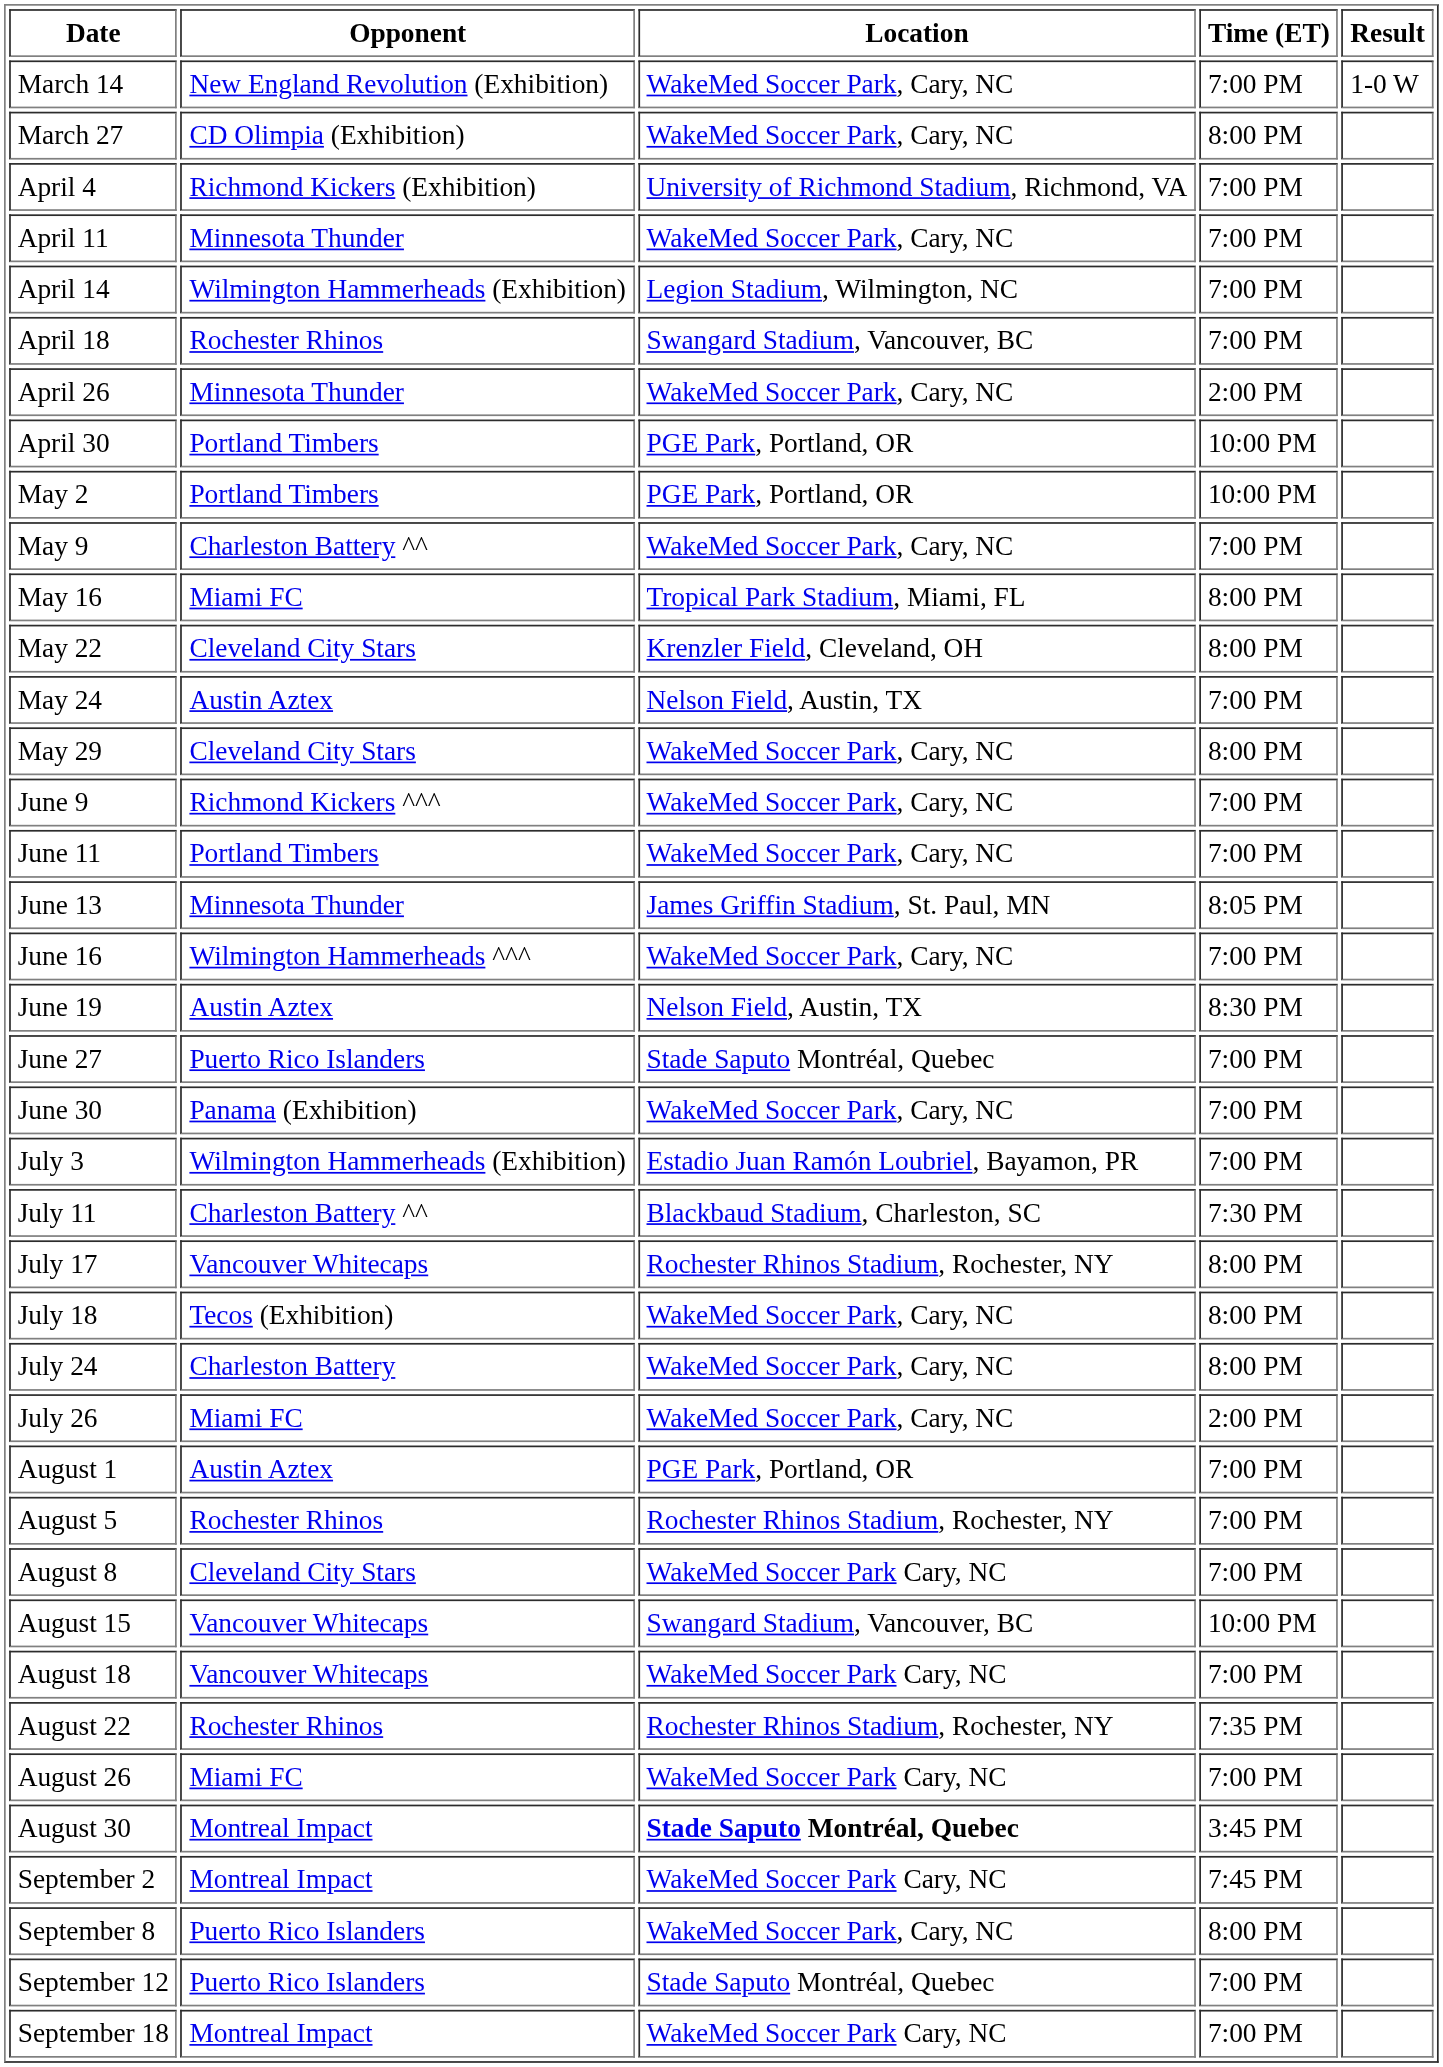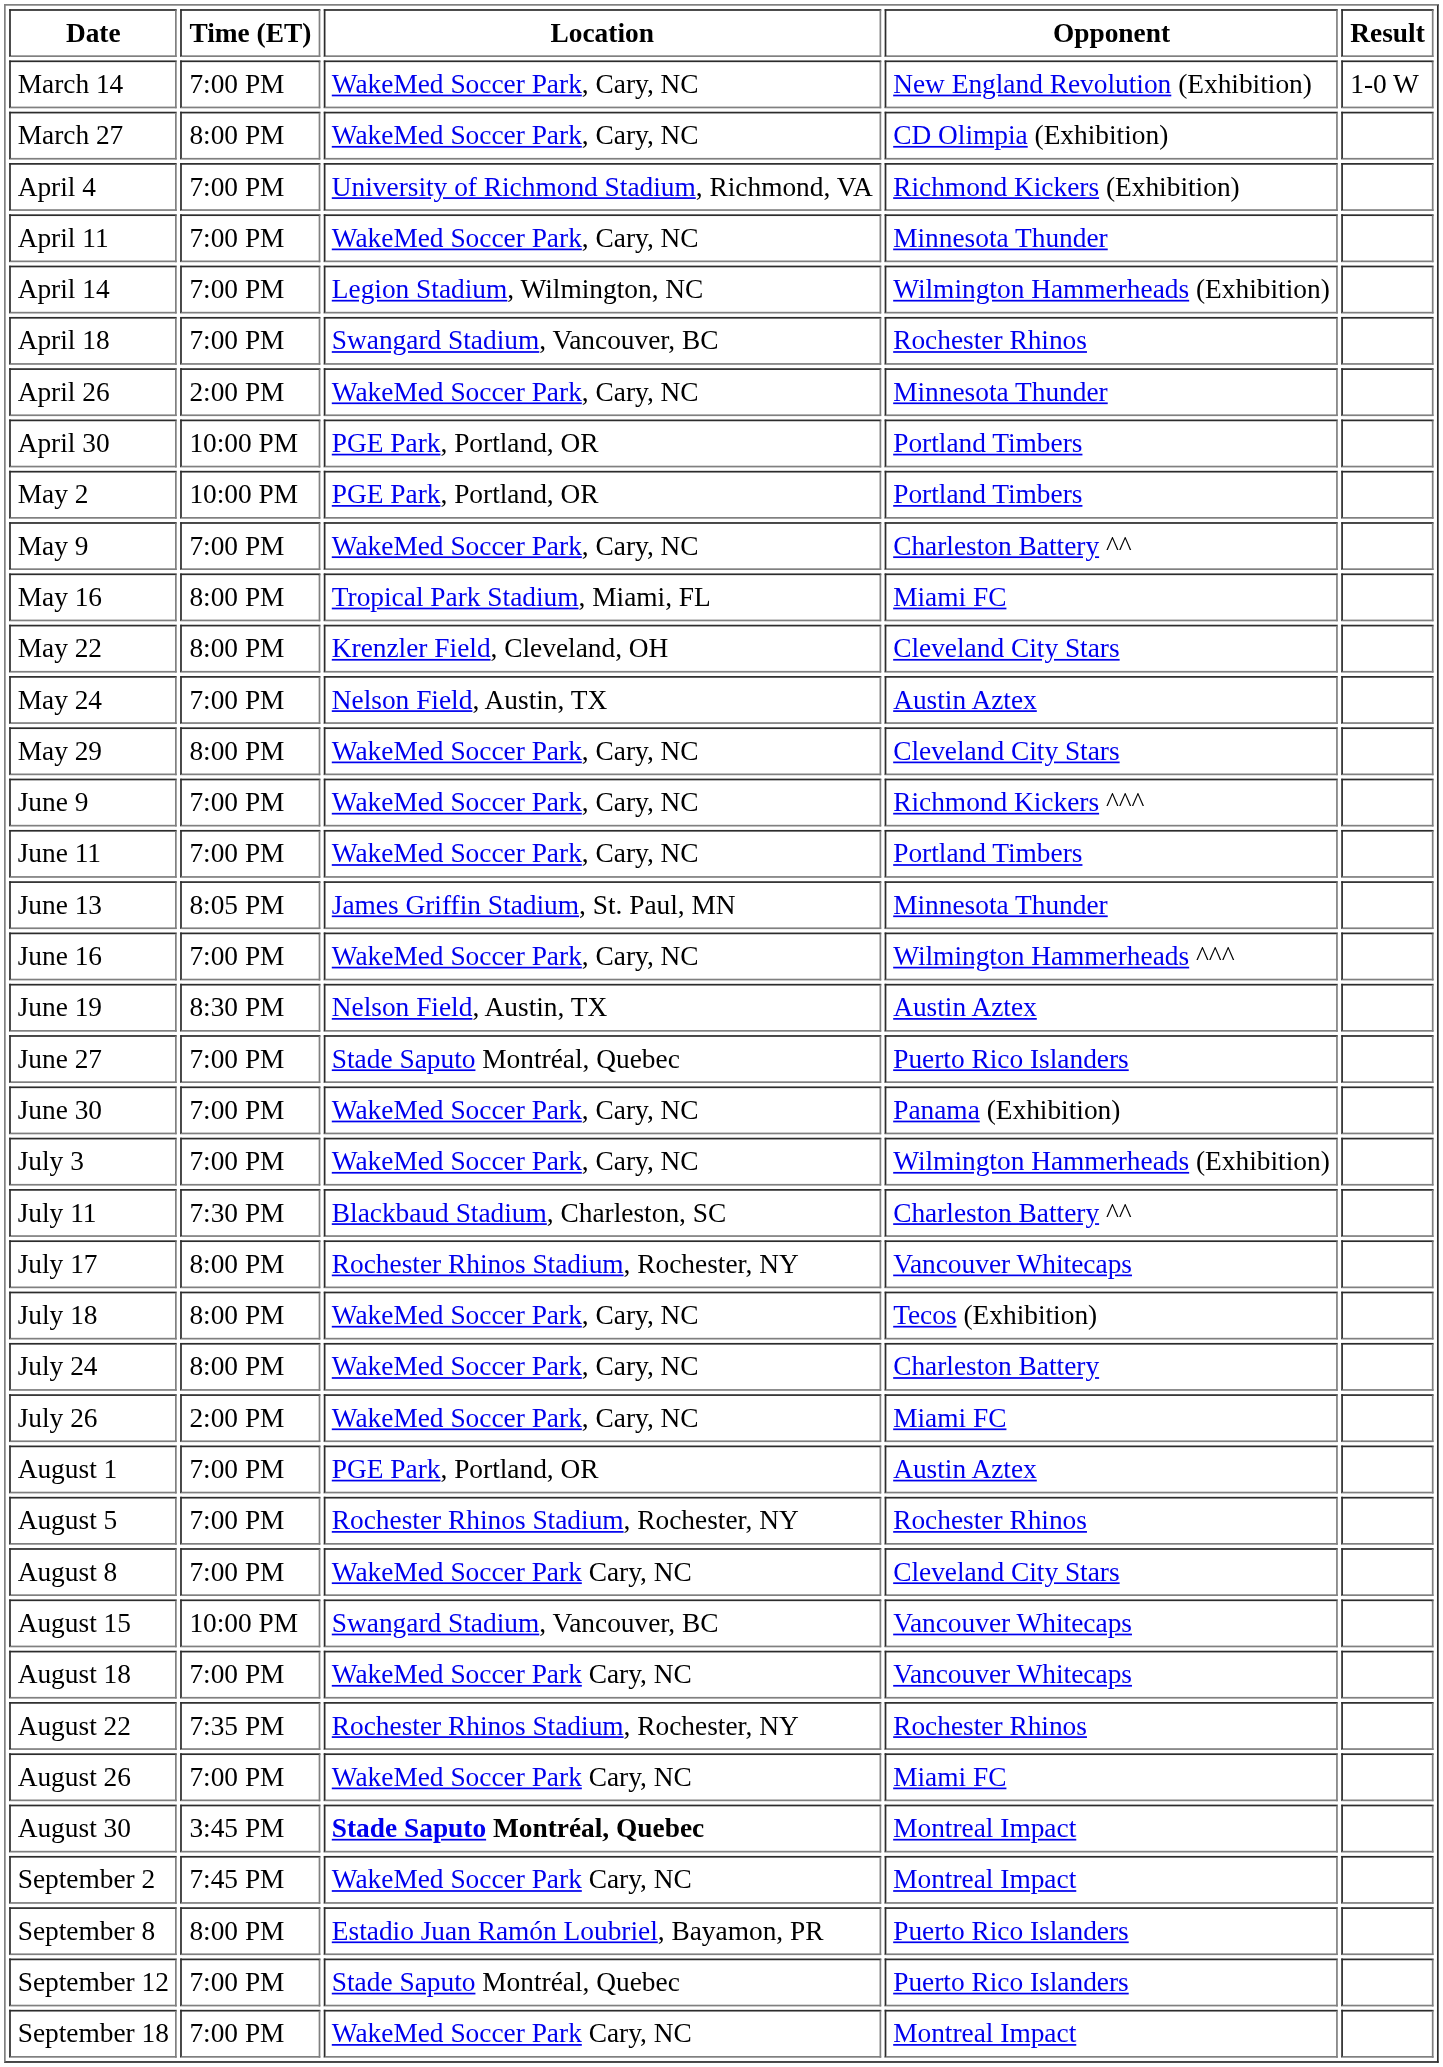columns swapped: (408, 32) <-> (1269, 32)
(892, 1161) Estadio Juan Ramón Loubriel, Bayamon, PR -> (515, 1161) WakeMed Soccer Park, Cary, NC
(830, 1930) WakeMed Soccer Park, Cary, NC -> (578, 1930) Estadio Juan Ramón Loubriel, Bayamon, PR
